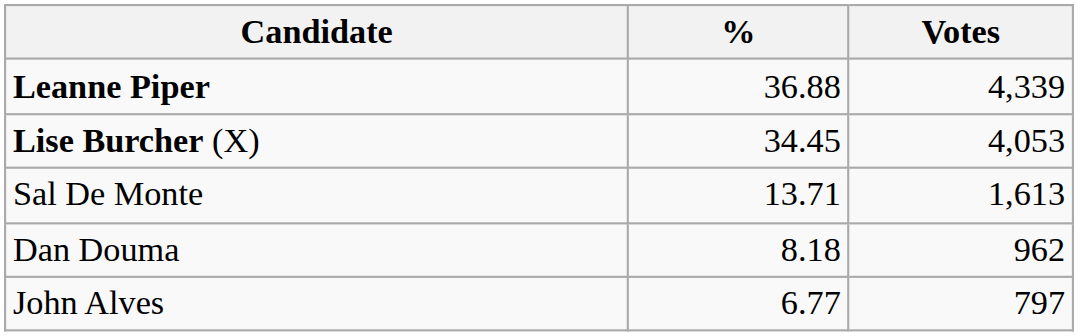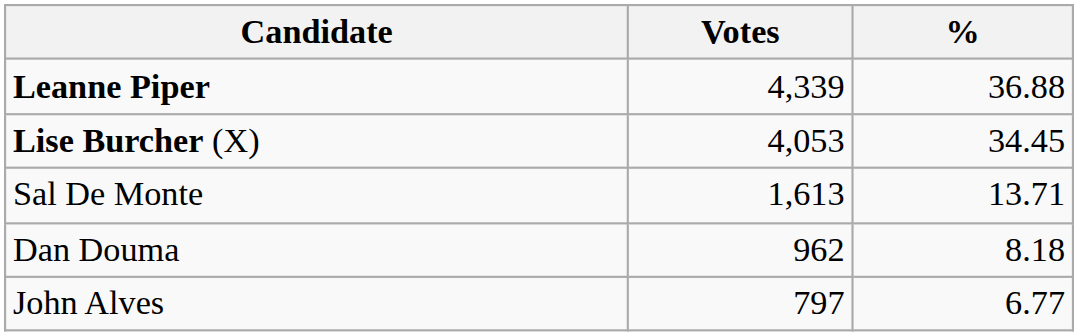columns swapped: (961, 31) <-> (738, 31)
